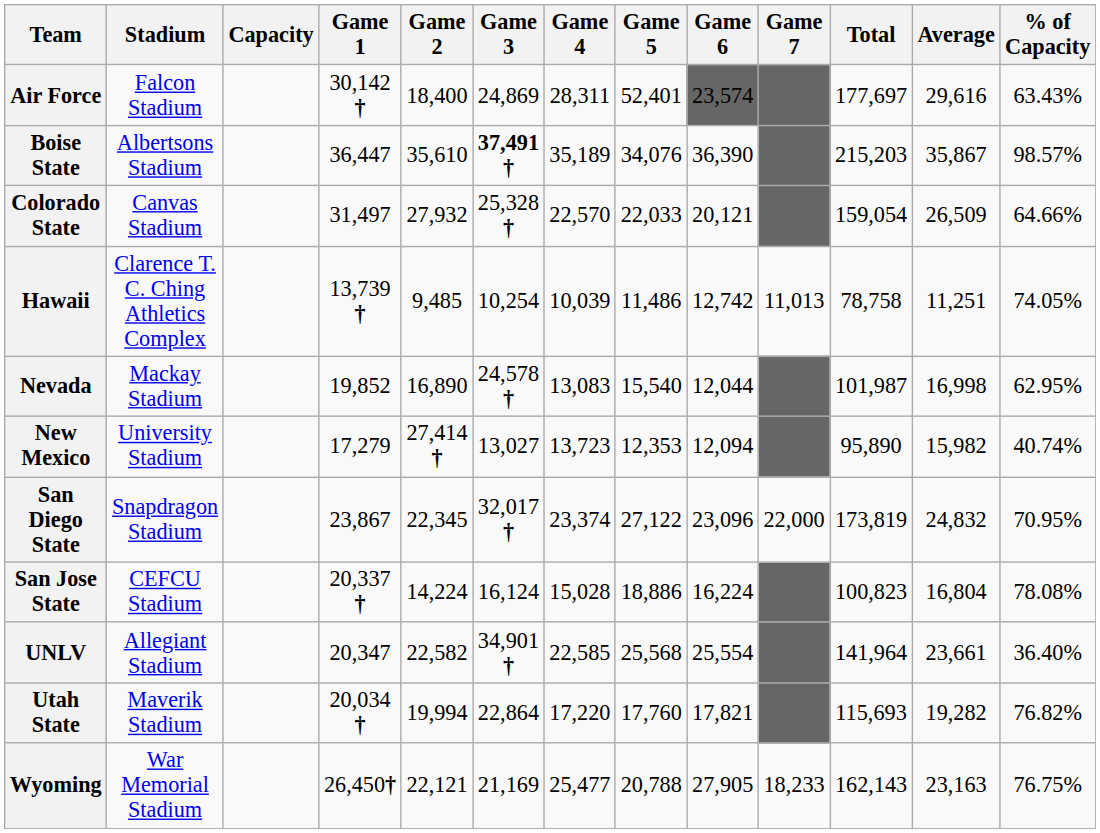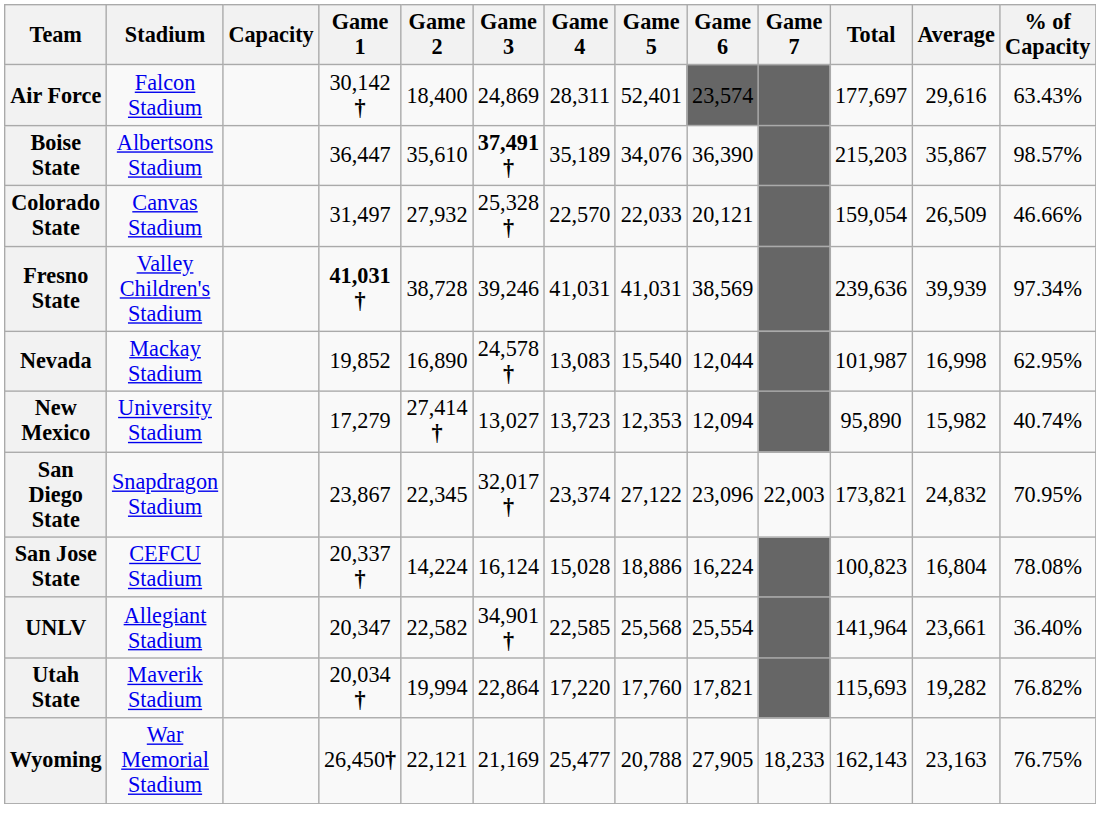(1048, 215) 64.66% -> (1048, 215) 46.66%
+ row: (56, 288)
- row: (56, 300)
(794, 519) 22,000 -> (794, 494) 22,003
(871, 519) 173,819 -> (871, 494) 173,821
